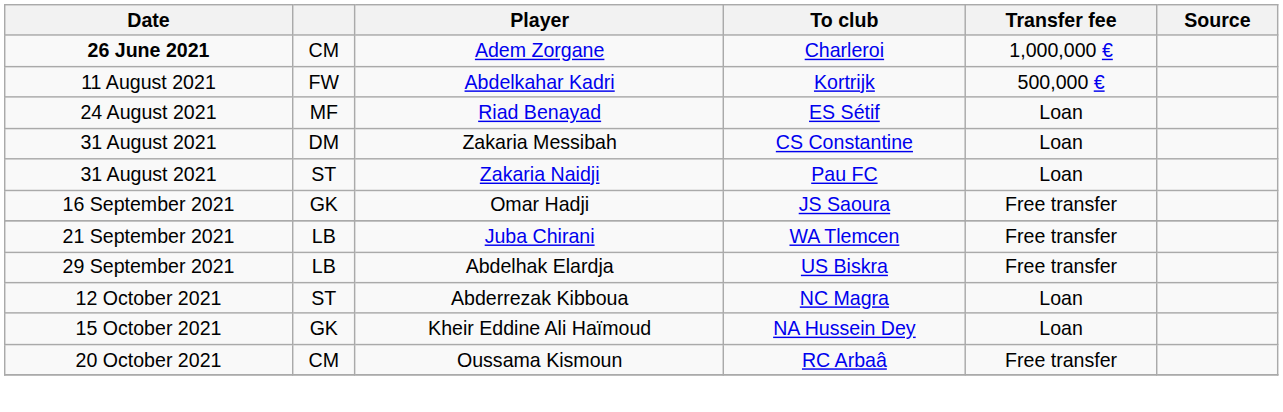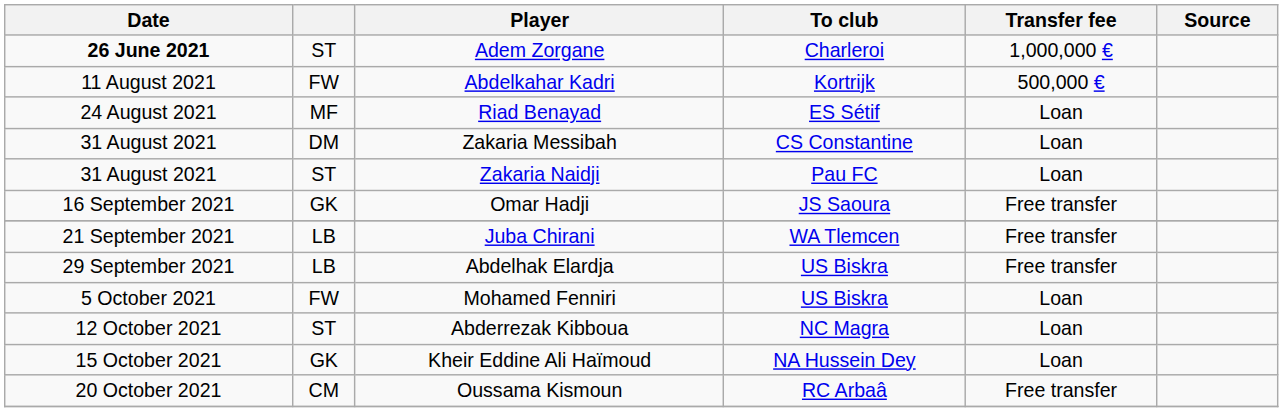(324, 51) CM -> (324, 51) ST
+ row: (540, 298)
